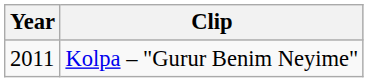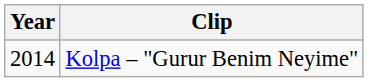(32, 58) 2011 -> (32, 58) 2014
